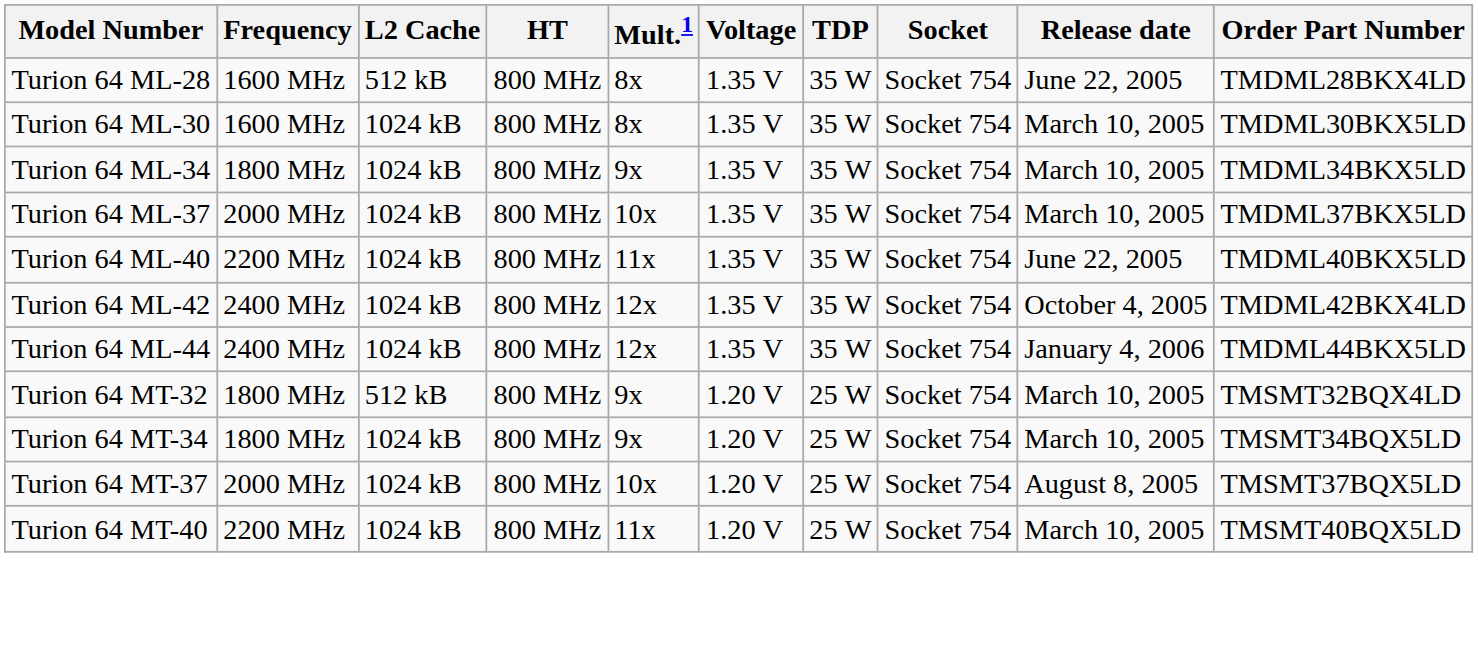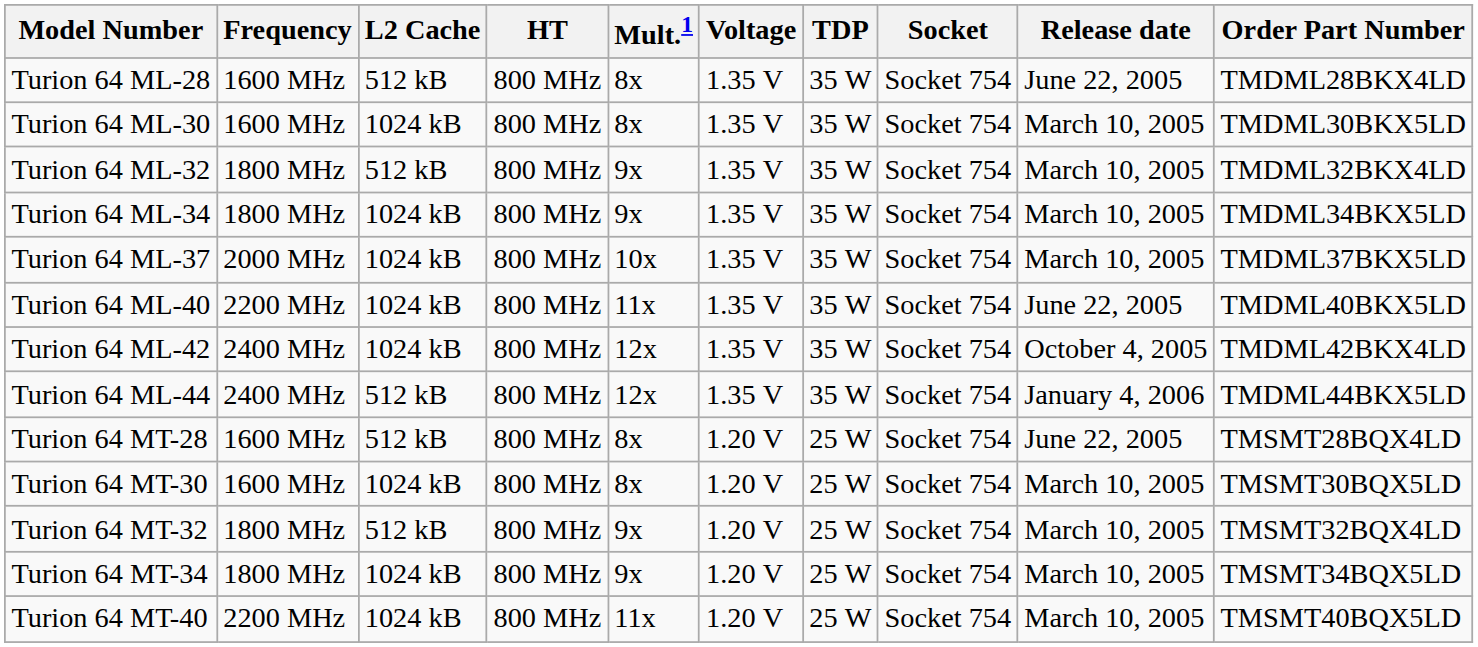+ row: (111, 169)
(413, 349) 1024 kB -> (406, 393) 512 kB
+ row: (110, 438)
+ row: (110, 483)
- row: (110, 483)
